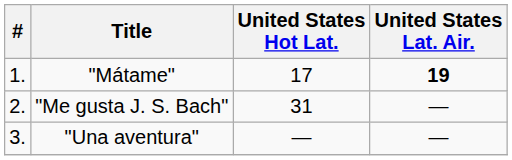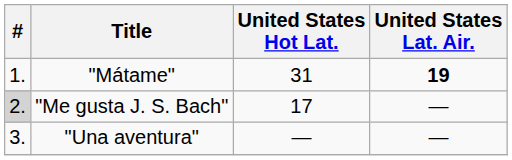(301, 74) 17 -> (301, 74) 31
(18, 106) no background -> (18, 106) lightgrey background
(301, 106) 31 -> (301, 106) 17
